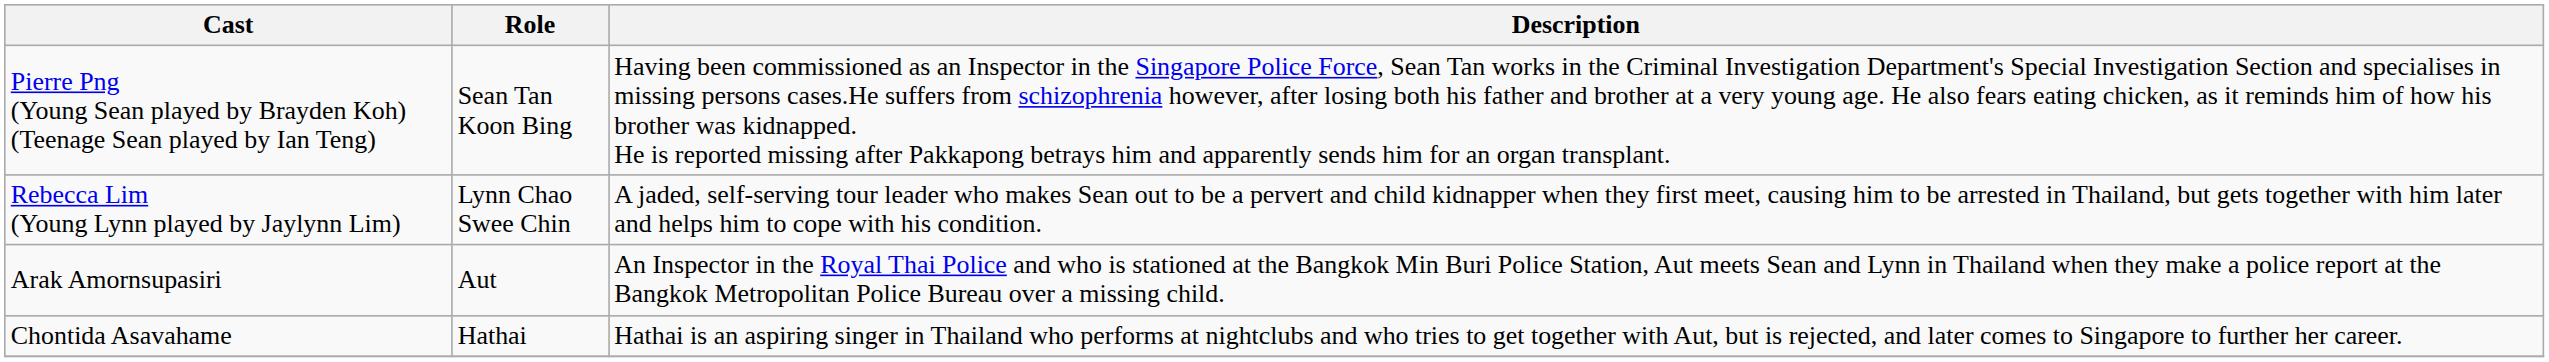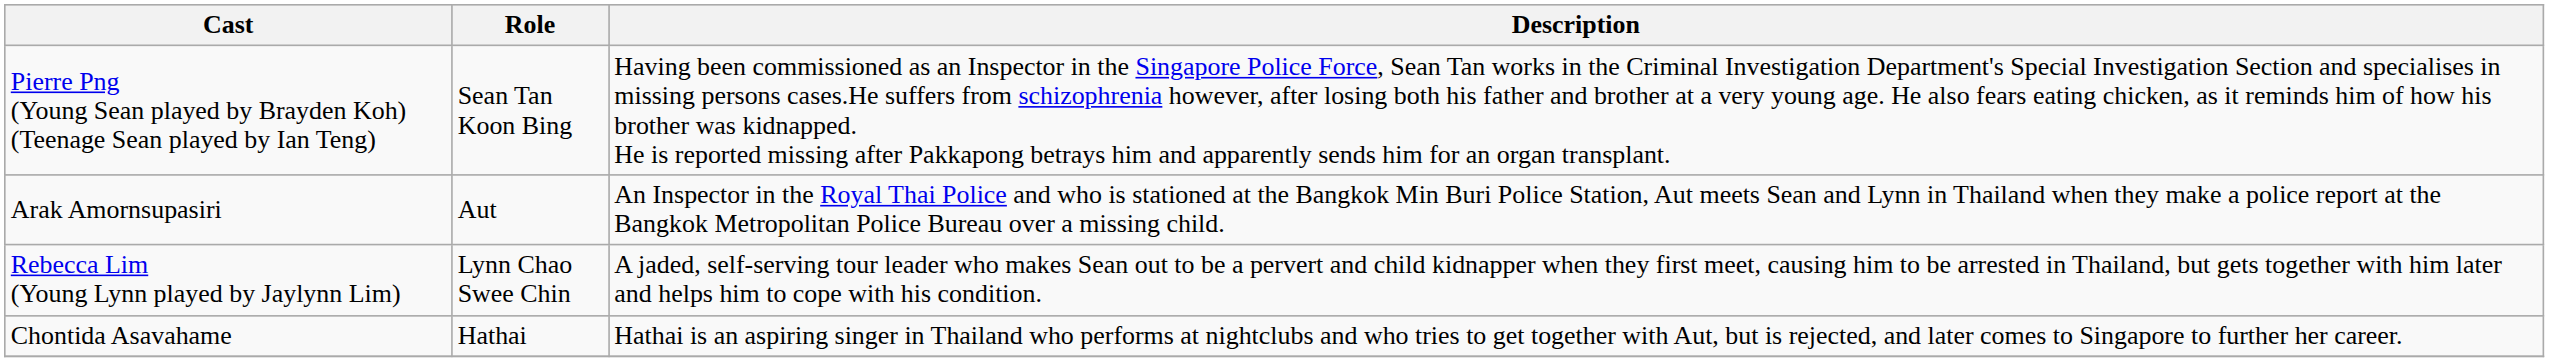rows swapped: (206, 209) <-> (116, 279)
